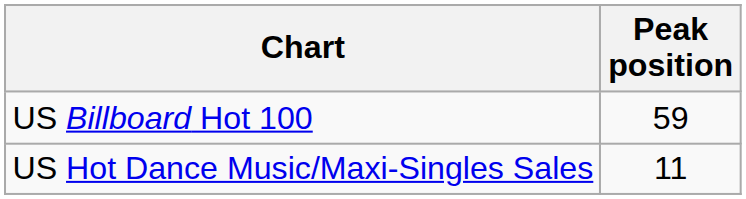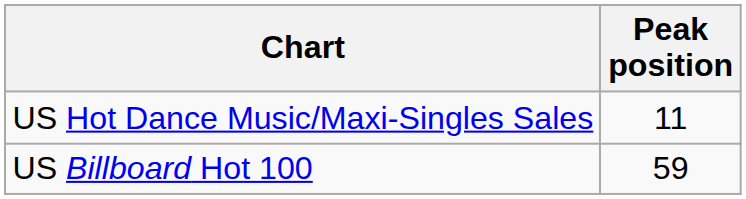rows swapped: (163, 117) <-> (303, 168)
